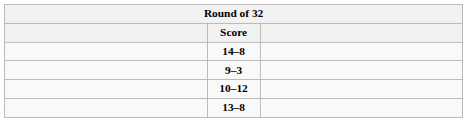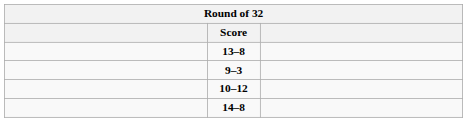rows swapped: (234, 51) <-> (234, 108)
